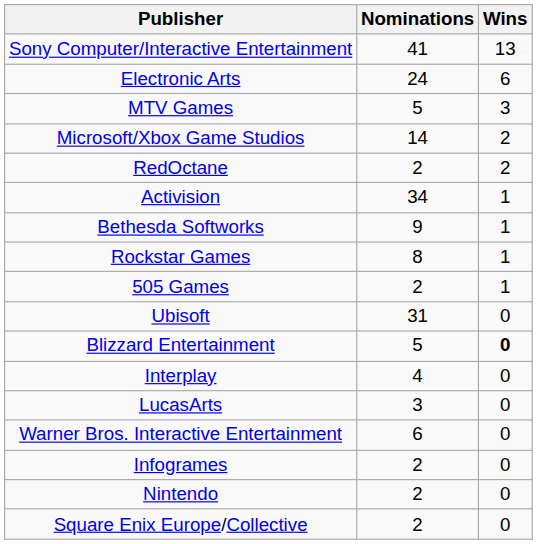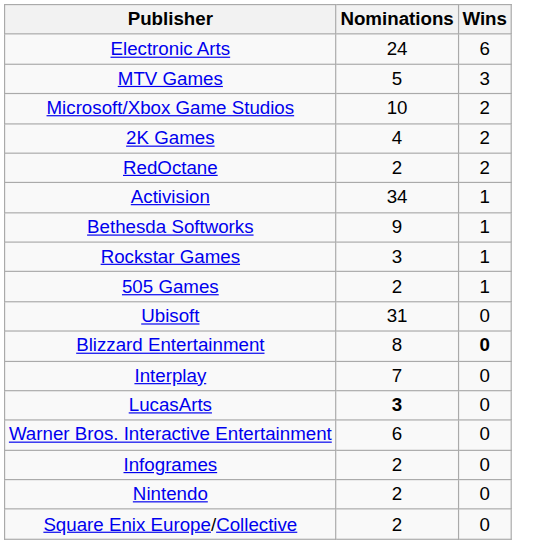- row: (181, 49)
(418, 138) 14 -> (397, 108) 10
+ row: (170, 138)
(418, 256) 8 -> (397, 256) 3
(418, 345) 5 -> (397, 345) 8
(418, 375) 4 -> (397, 375) 7
(418, 405) normal -> (397, 405) bold
